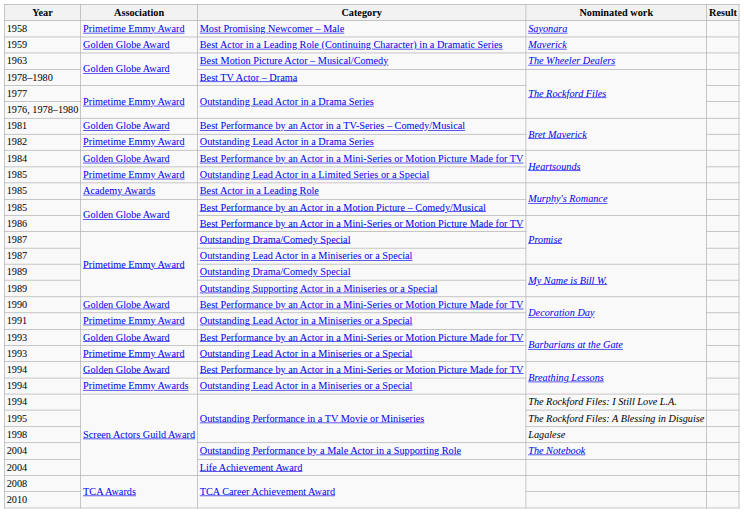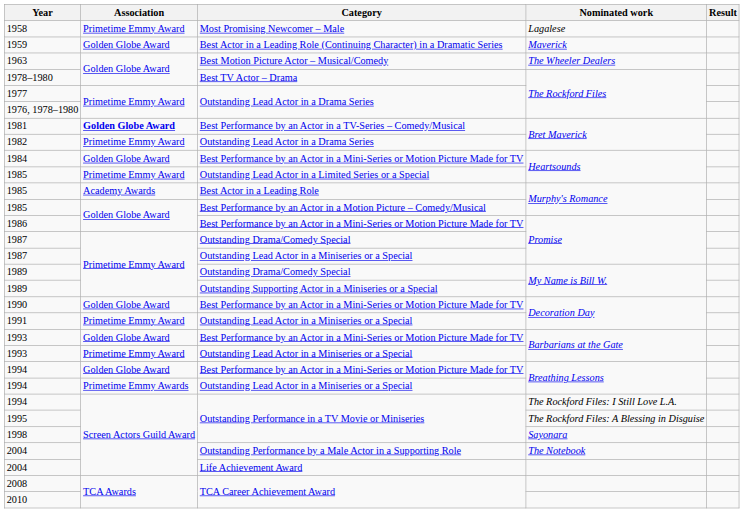(548, 28) Sayonara -> (547, 28) Lagalese
(126, 126) normal -> (129, 126) bold
(547, 434) Lagalese -> (548, 434) Sayonara
